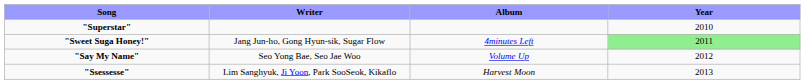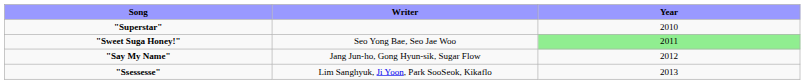- column: (509, 11)
(310, 41) Jang Jun-ho, Gong Hyun-sik, Sugar Flow -> (405, 41) Seo Yong Bae, Seo Jae Woo
(310, 56) Seo Yong Bae, Seo Jae Woo -> (405, 56) Jang Jun-ho, Gong Hyun-sik, Sugar Flow
